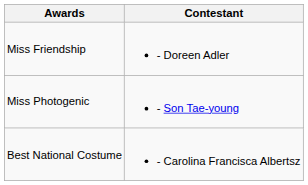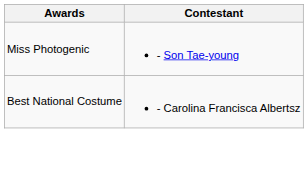- row: (46, 49)
